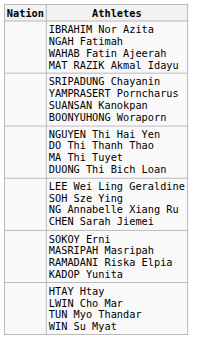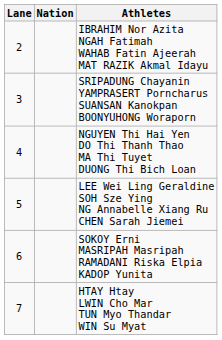+ column: (19, 13)
